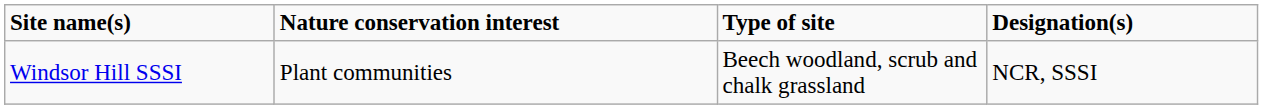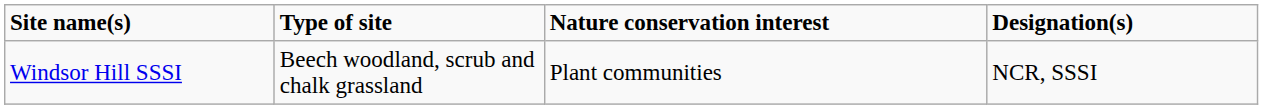columns swapped: (779, 22) <-> (420, 22)
